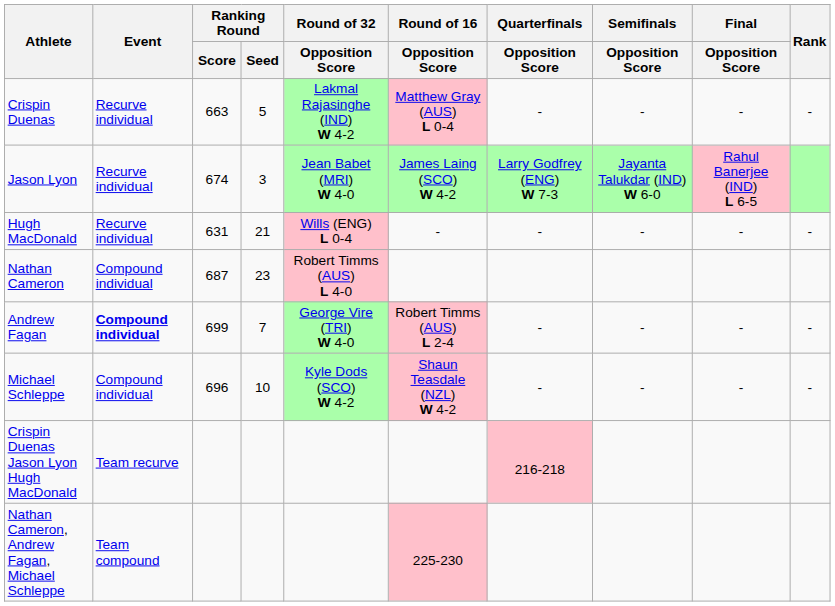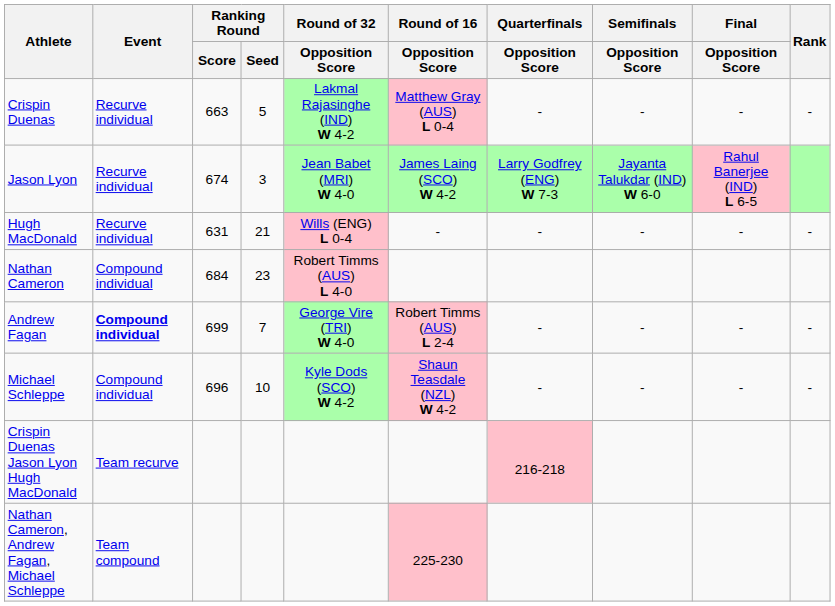(217, 276) 687 -> (217, 276) 684
